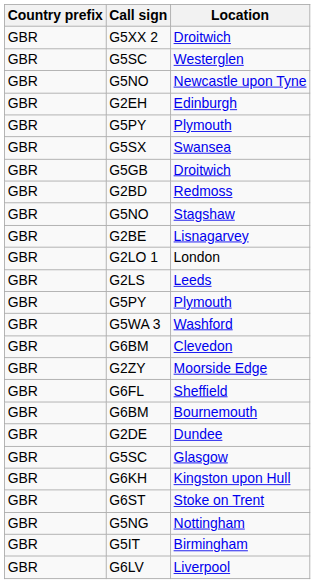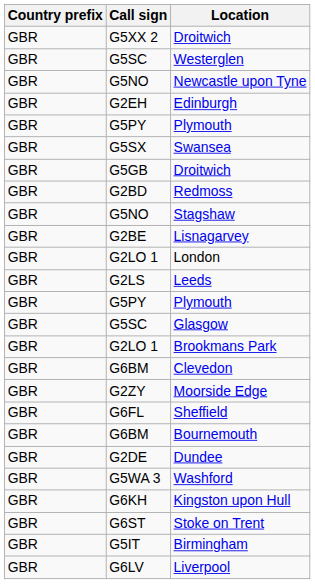rows swapped: (135, 324) <-> (128, 457)
+ row: (134, 346)
- row: (129, 523)
